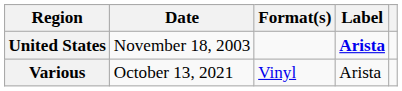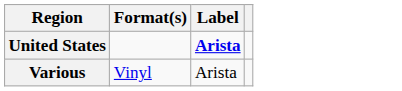- column: (182, 18)
